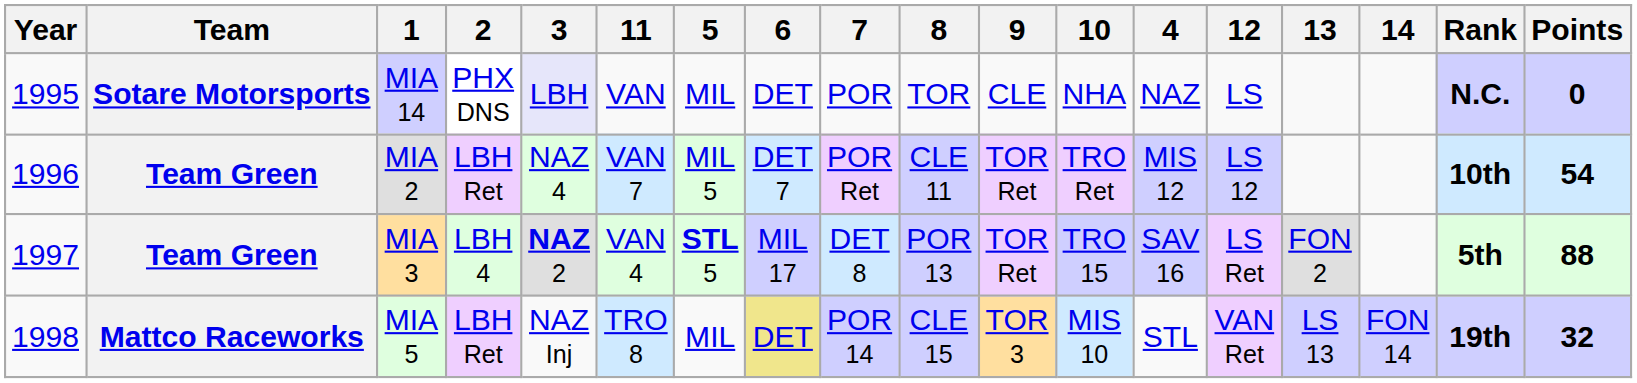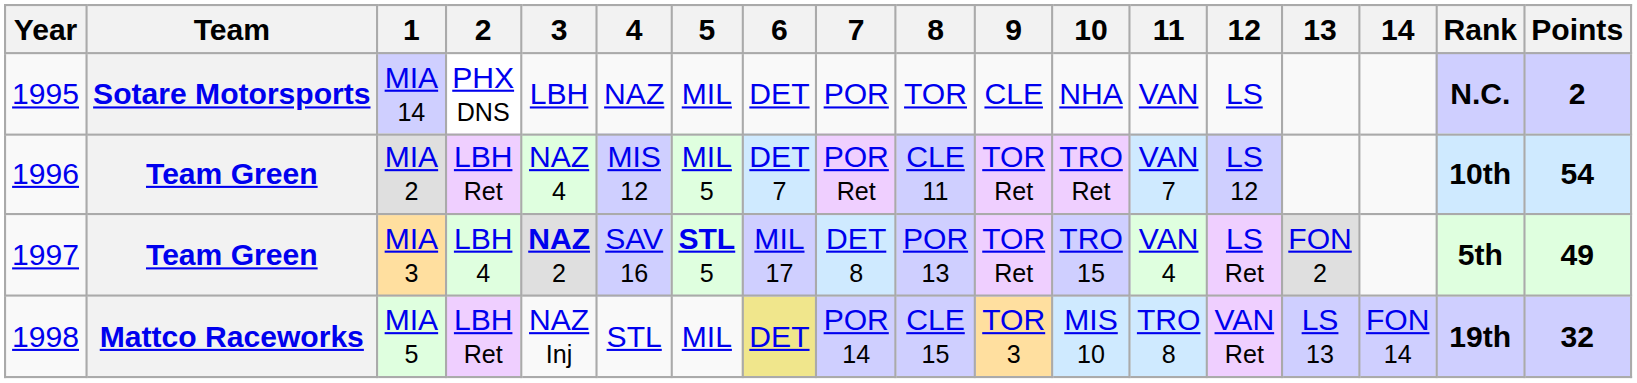columns swapped: (1170, 29) <-> (636, 29)
(559, 93) lavender background -> (559, 93) no background
(1577, 93) 0 -> (1577, 93) 2
(1577, 255) 88 -> (1577, 255) 49
